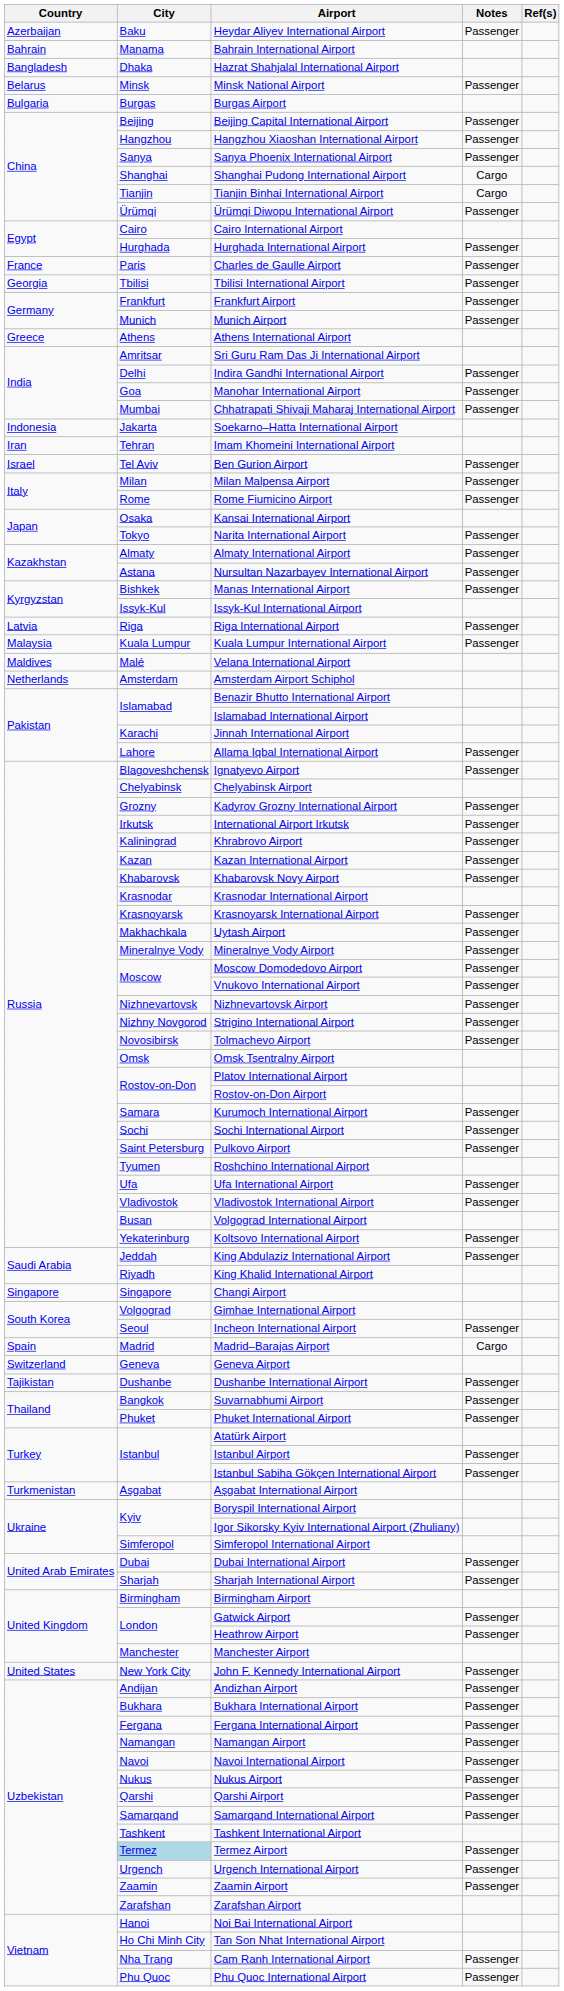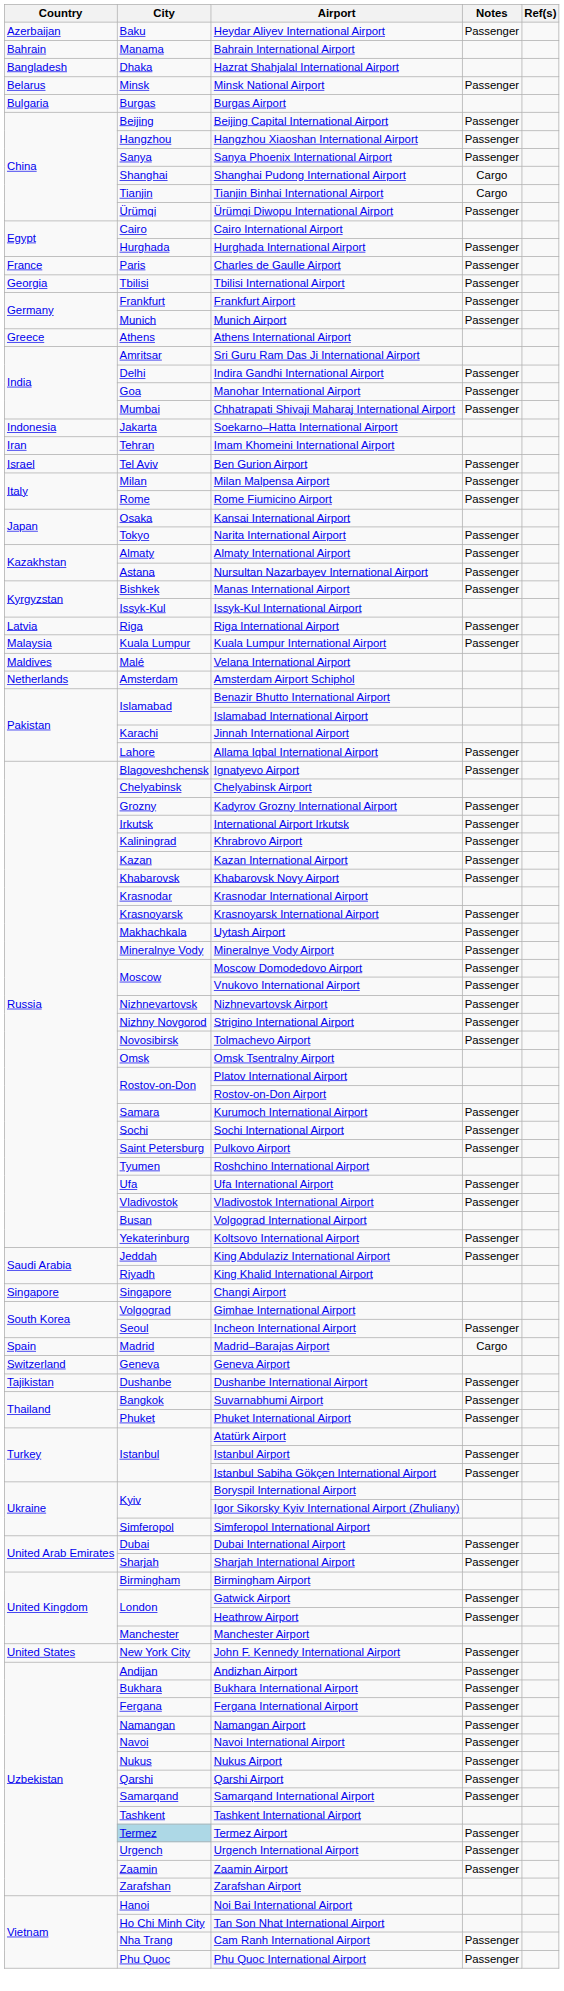- row: (286, 1490)
